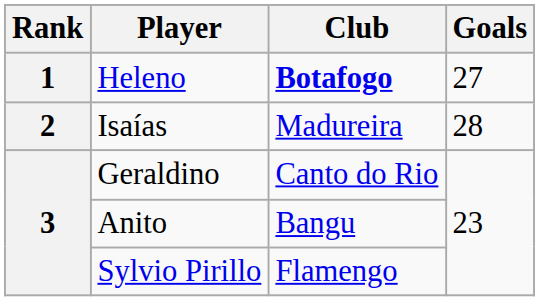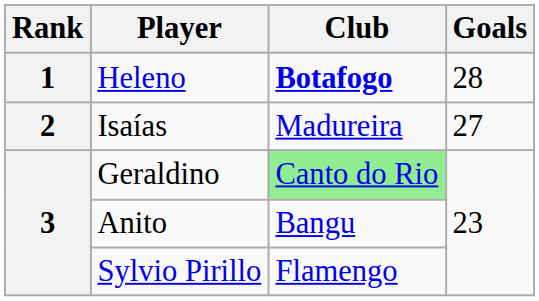(468, 77) 27 -> (468, 77) 28
(468, 125) 28 -> (468, 125) 27
(357, 174) no background -> (357, 174) lightgreen background
